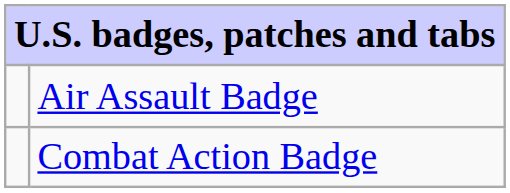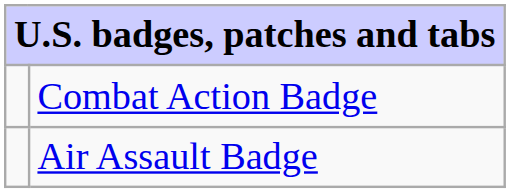rows swapped: (207, 156) <-> (178, 95)
